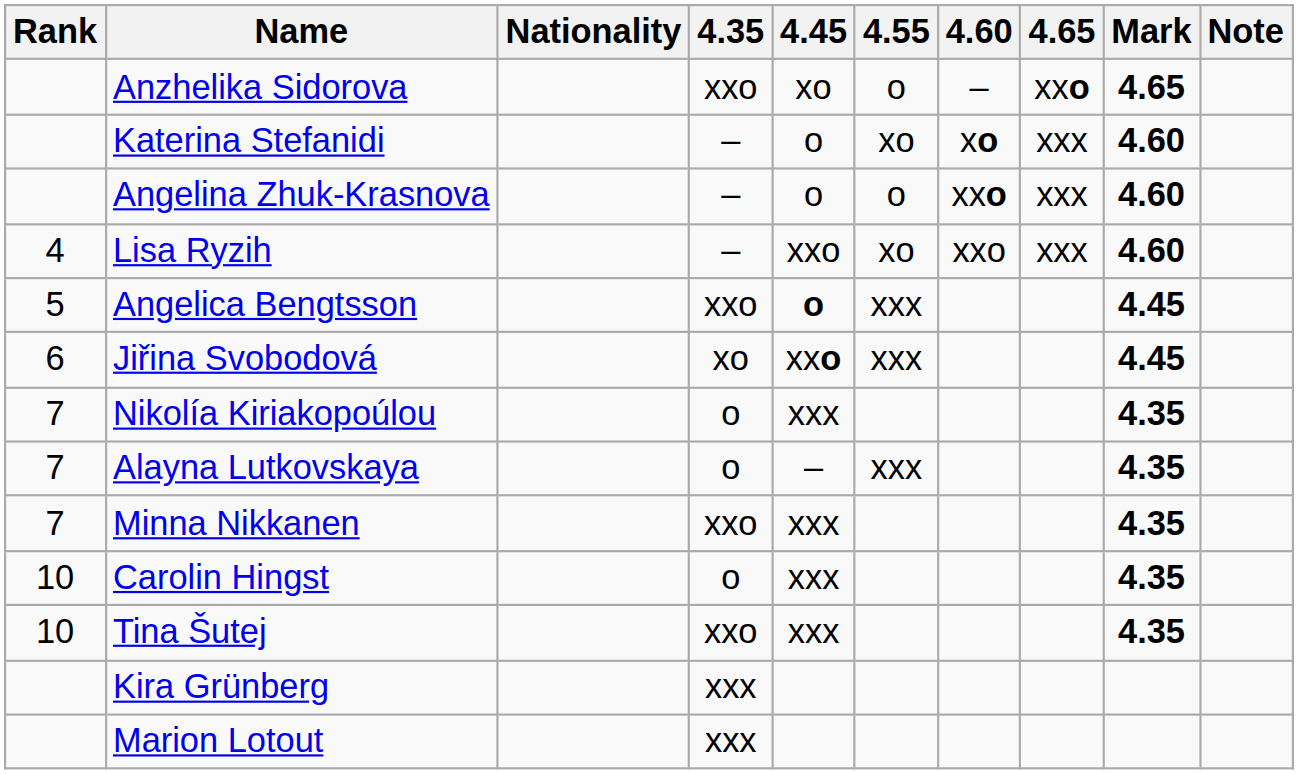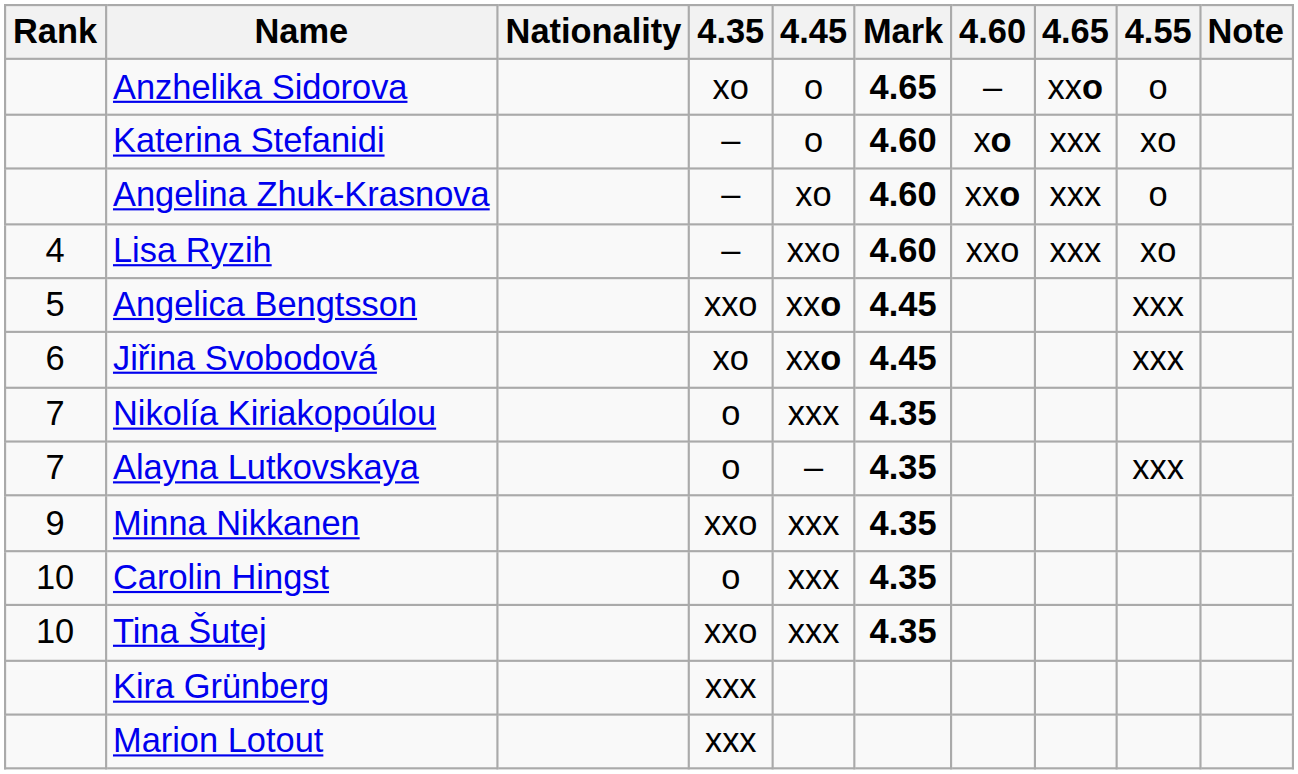columns swapped: (896, 31) <-> (1151, 31)
(731, 86) xxo -> (731, 86) xo
(814, 86) xo -> (814, 86) o
(814, 195) o -> (814, 195) xo
(814, 304) o -> (814, 304) xxo
(55, 522) 7 -> (55, 522) 9
